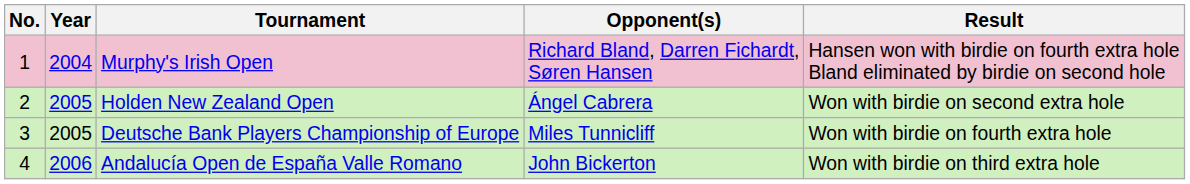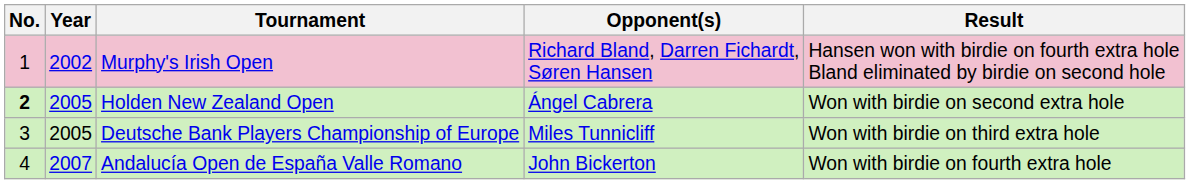(71, 61) 2004 -> (71, 61) 2002
(25, 103) normal -> (25, 103) bold
(960, 133) Won with birdie on fourth extra hole -> (954, 133) Won with birdie on third extra hole
(71, 164) 2006 -> (71, 164) 2007
(954, 164) Won with birdie on third extra hole -> (960, 164) Won with birdie on fourth extra hole
